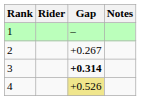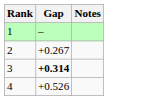- column: (52, 13)
(86, 87) khaki background -> (54, 87) no background
